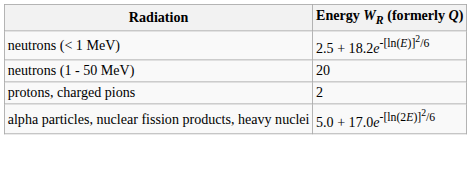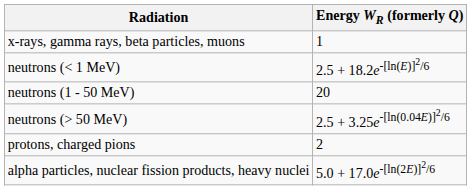+ row: (126, 41)
+ row: (67, 118)
